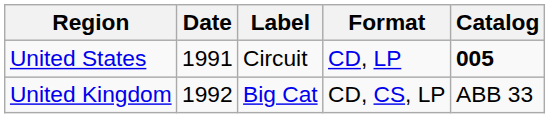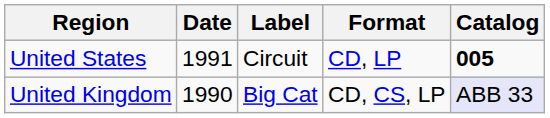(207, 94) 1992 -> (207, 94) 1990
(495, 94) no background -> (495, 94) lavender background
